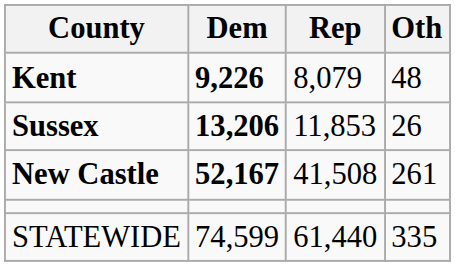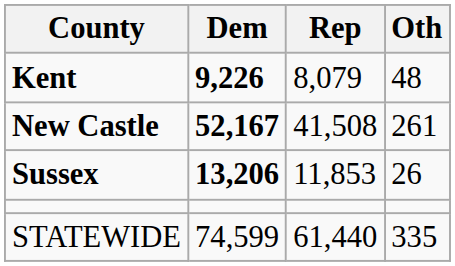rows swapped: (85, 174) <-> (55, 125)
